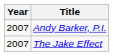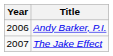(18, 28) 2007 -> (18, 28) 2006
